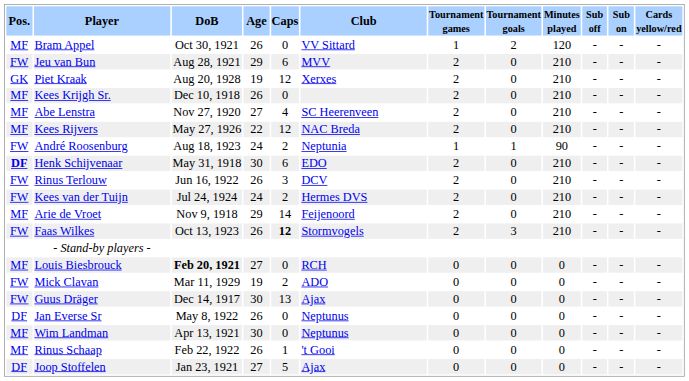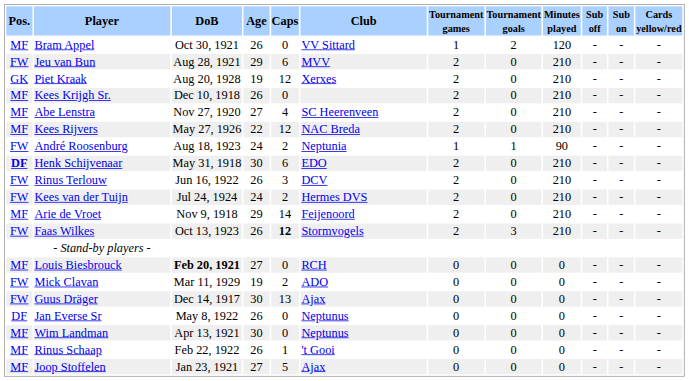(19, 366) DF -> (19, 366) MF
